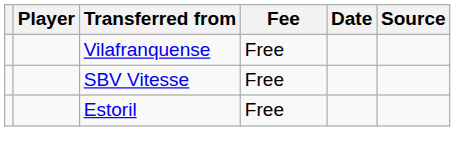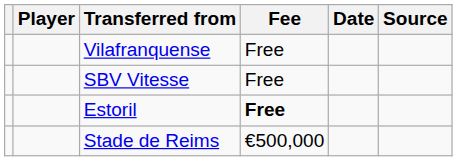(264, 110) normal -> (265, 110) bold
+ row: (151, 140)
